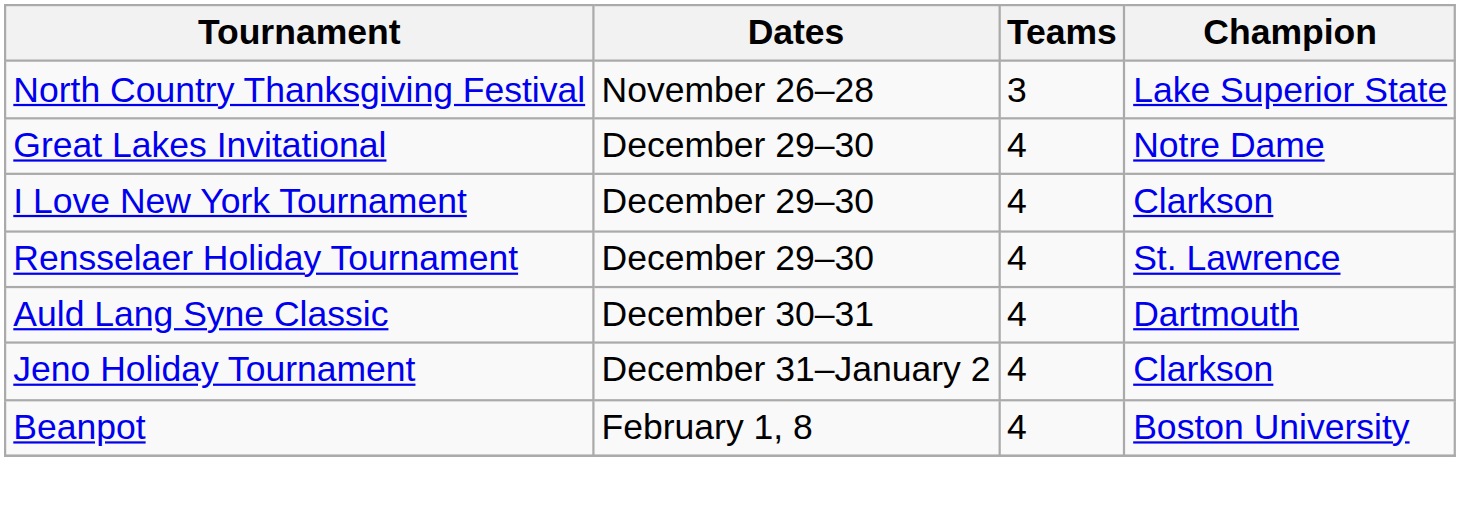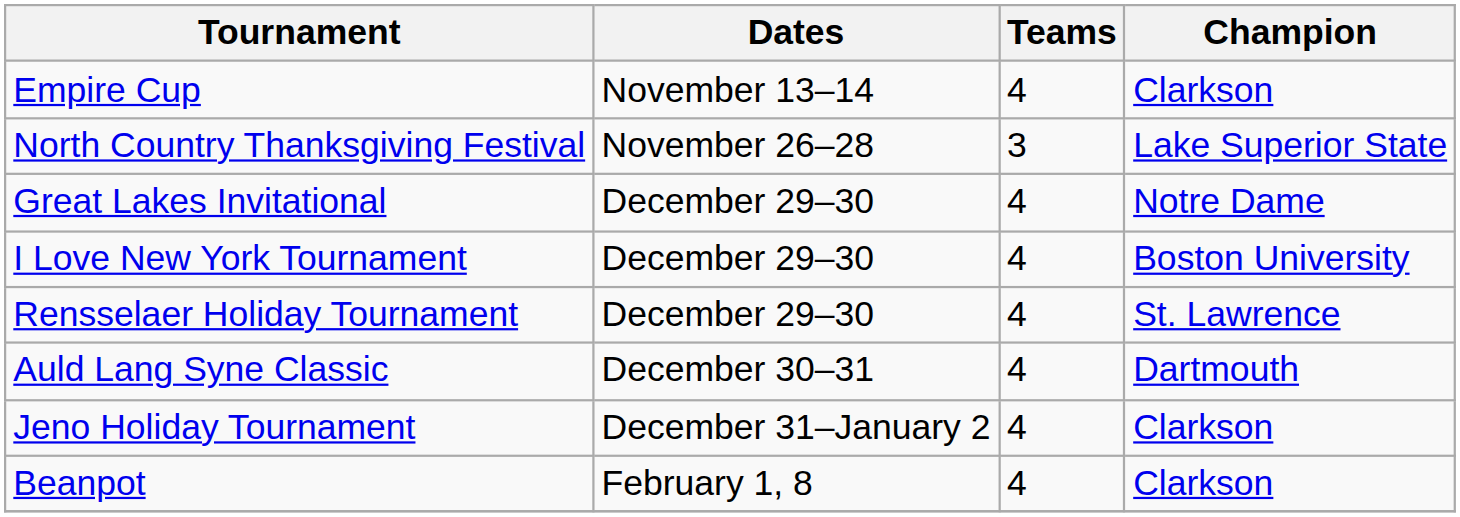+ row: (107, 88)
(1203, 201) Clarkson -> (1271, 257) Boston University
(1271, 426) Boston University -> (1203, 483) Clarkson
